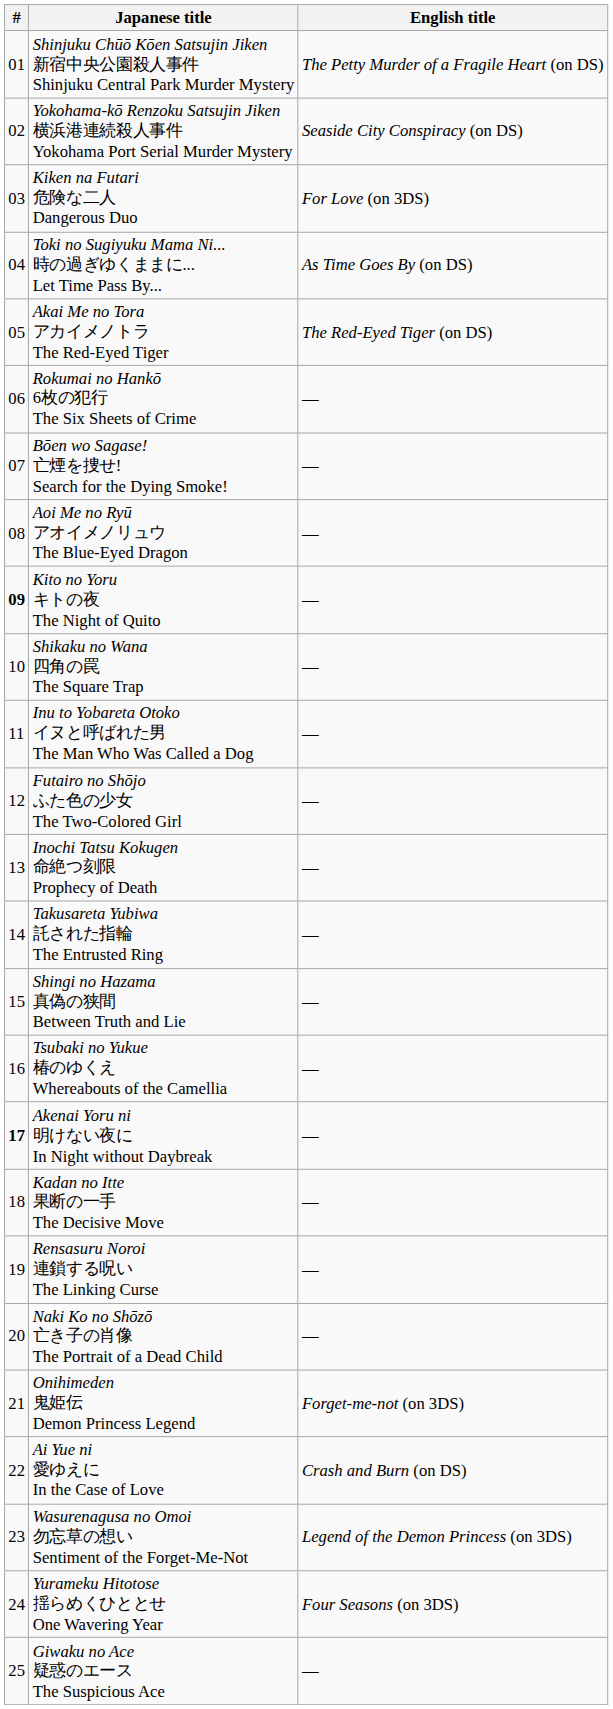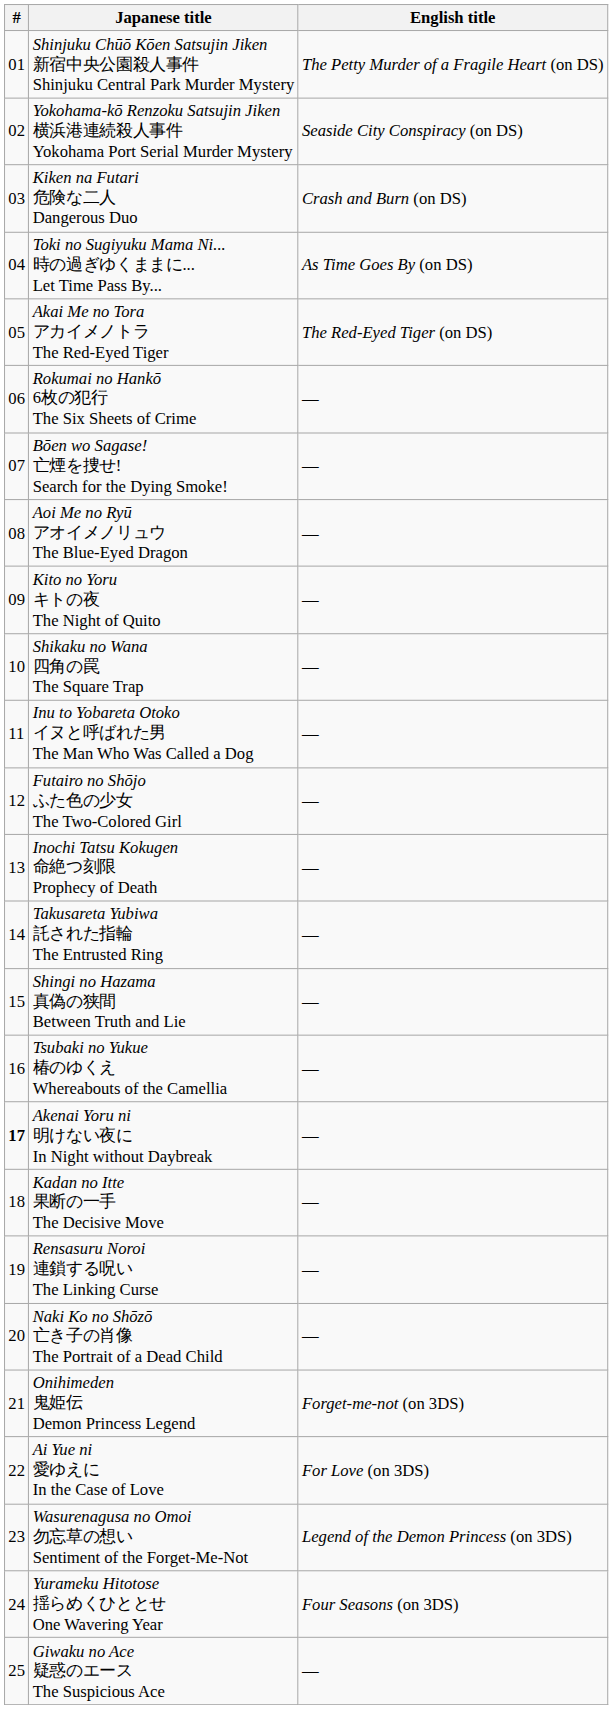(365, 198) For Love (on 3DS) -> (384, 198) Crash and Burn (on DS)
(17, 599) bold -> (17, 599) normal
(384, 1470) Crash and Burn (on DS) -> (365, 1470) For Love (on 3DS)
